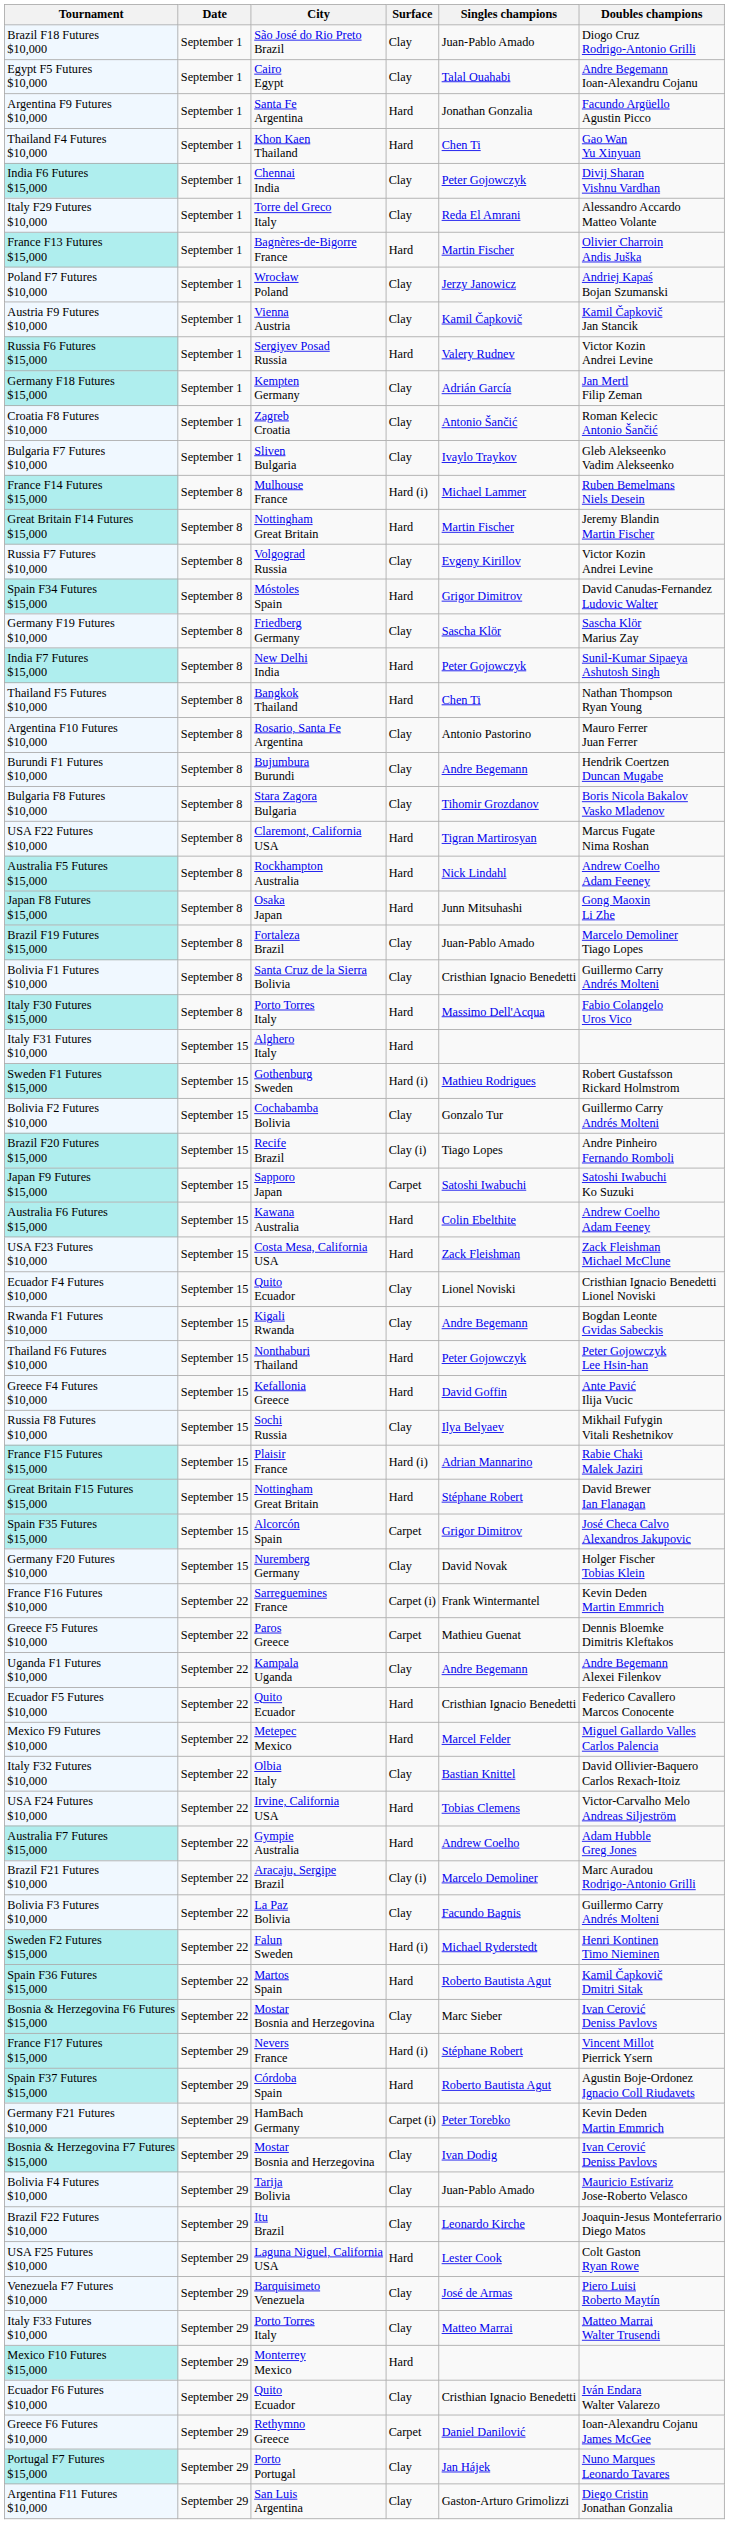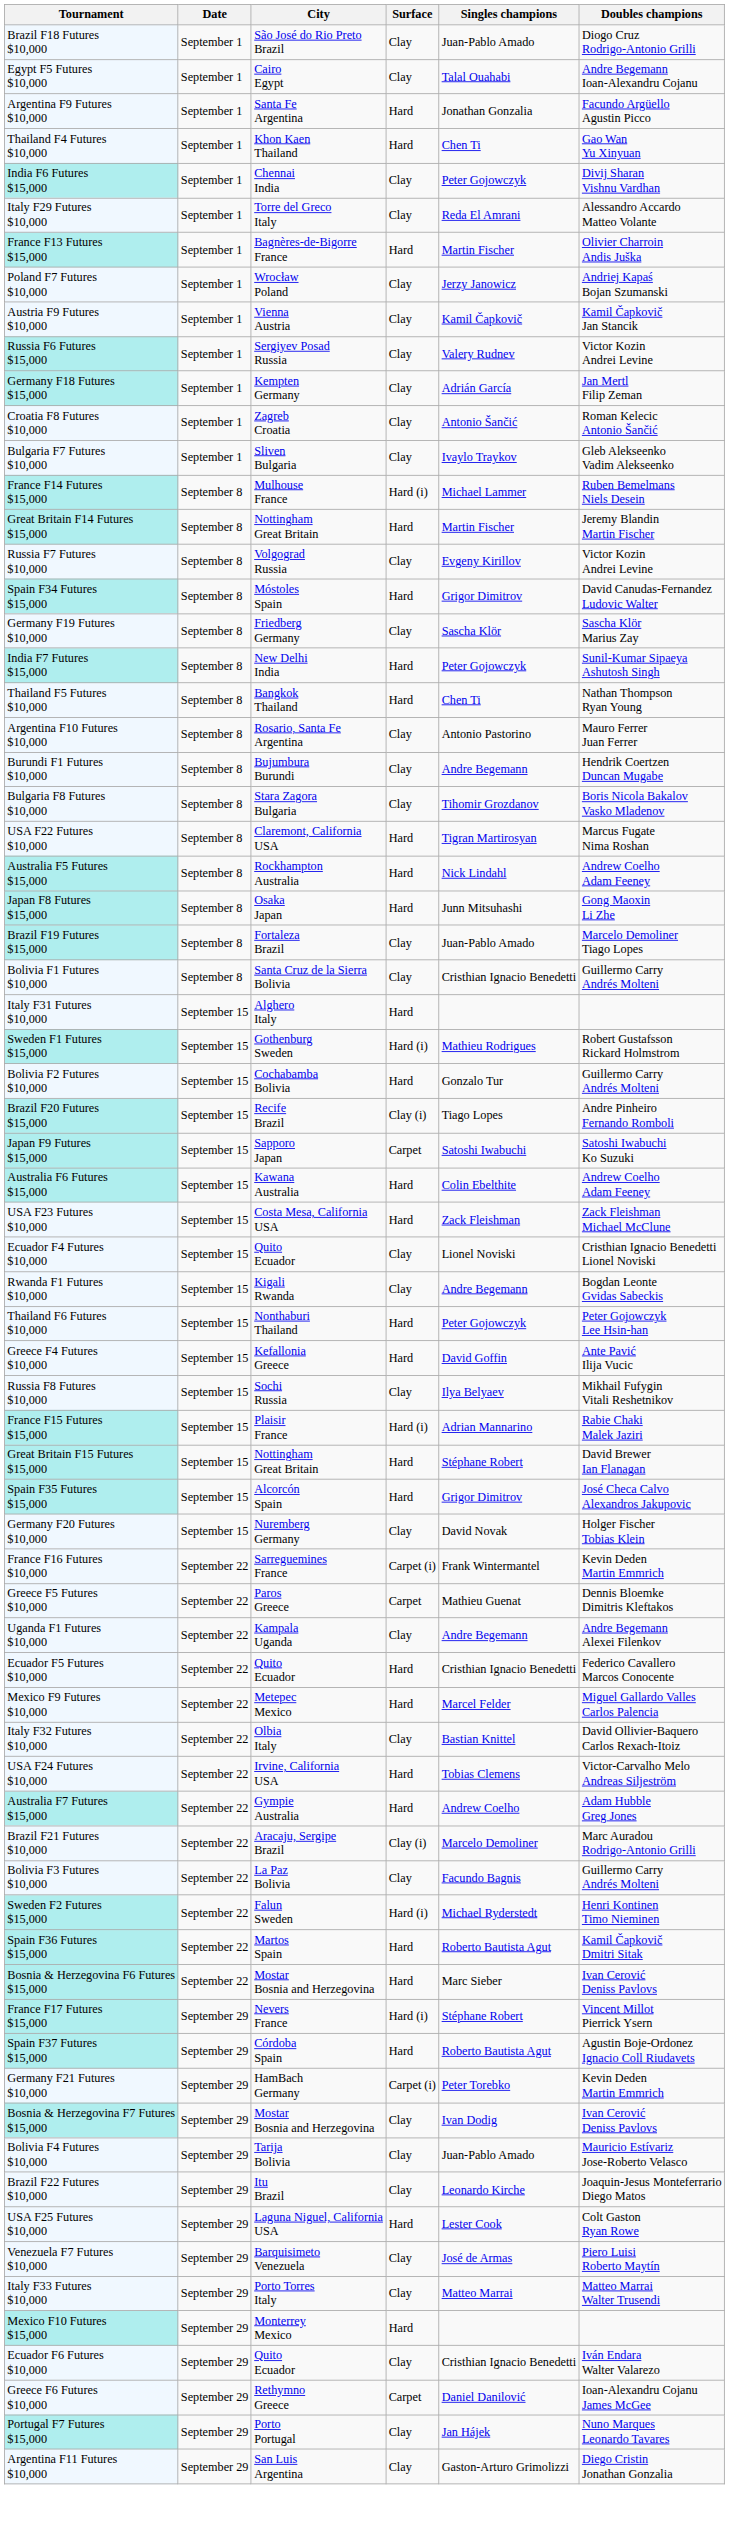(401, 354) Hard -> (400, 354) Clay
- row: (49, 1012)
(400, 1116) Clay -> (401, 1081) Hard
(405, 1531) Carpet -> (401, 1497) Hard
(400, 2016) Clay -> (401, 1982) Hard
